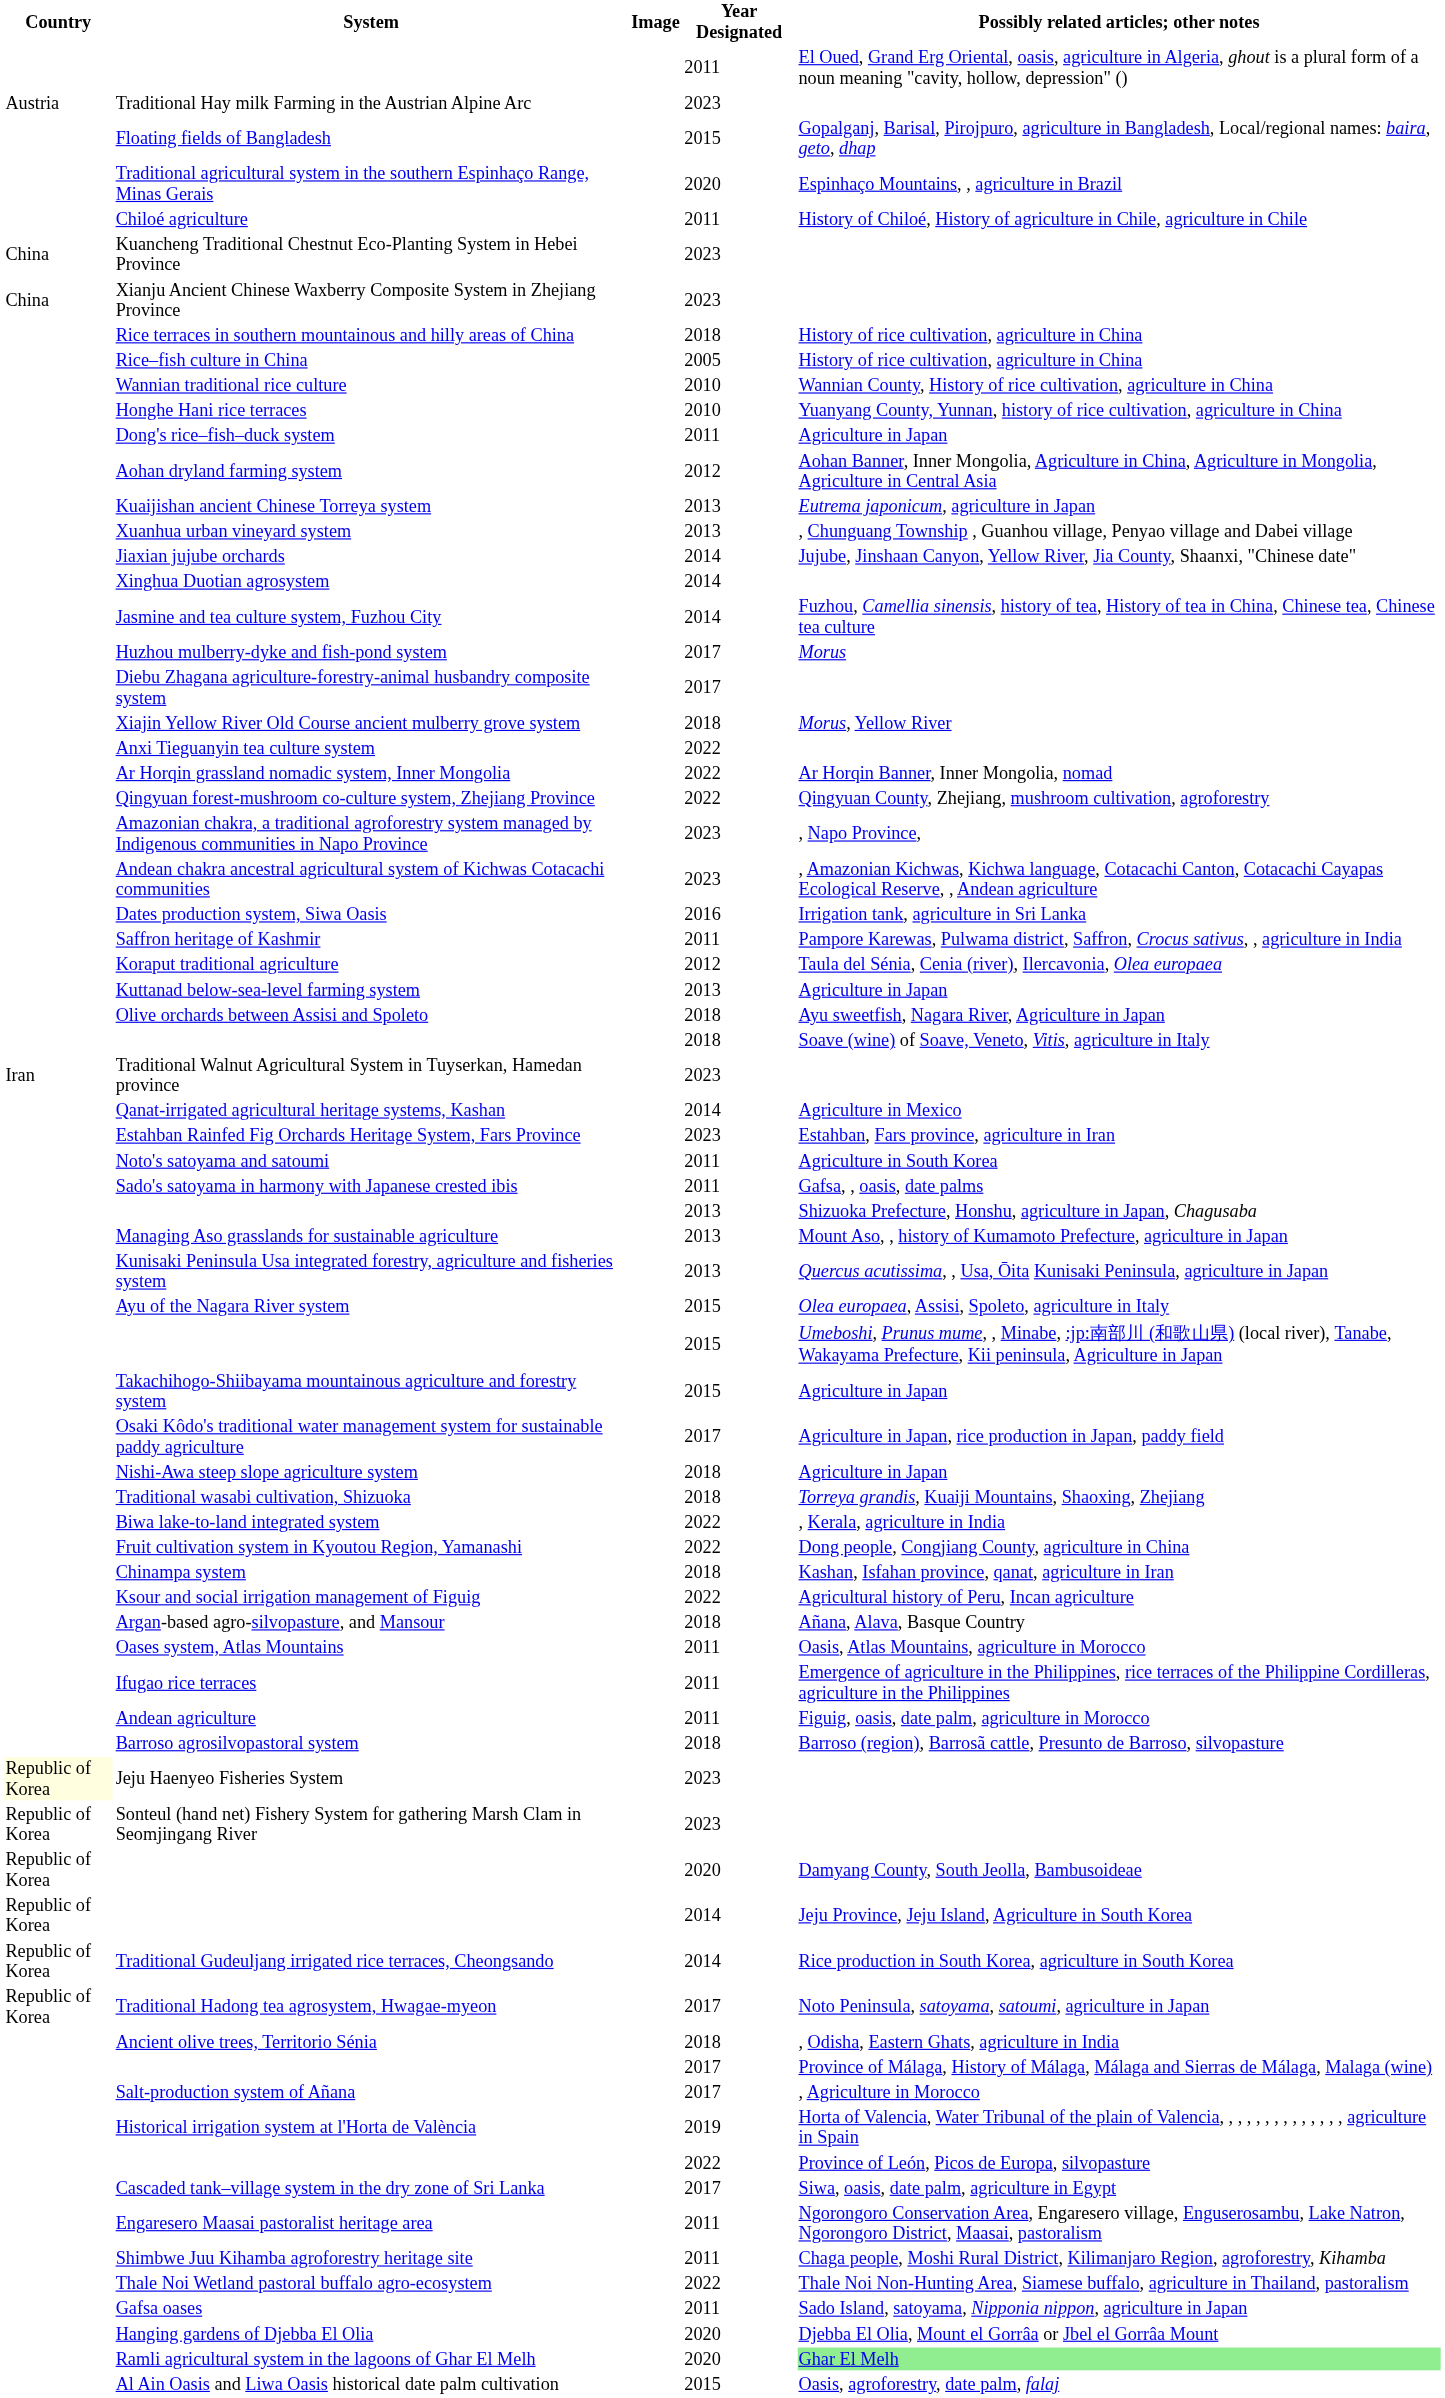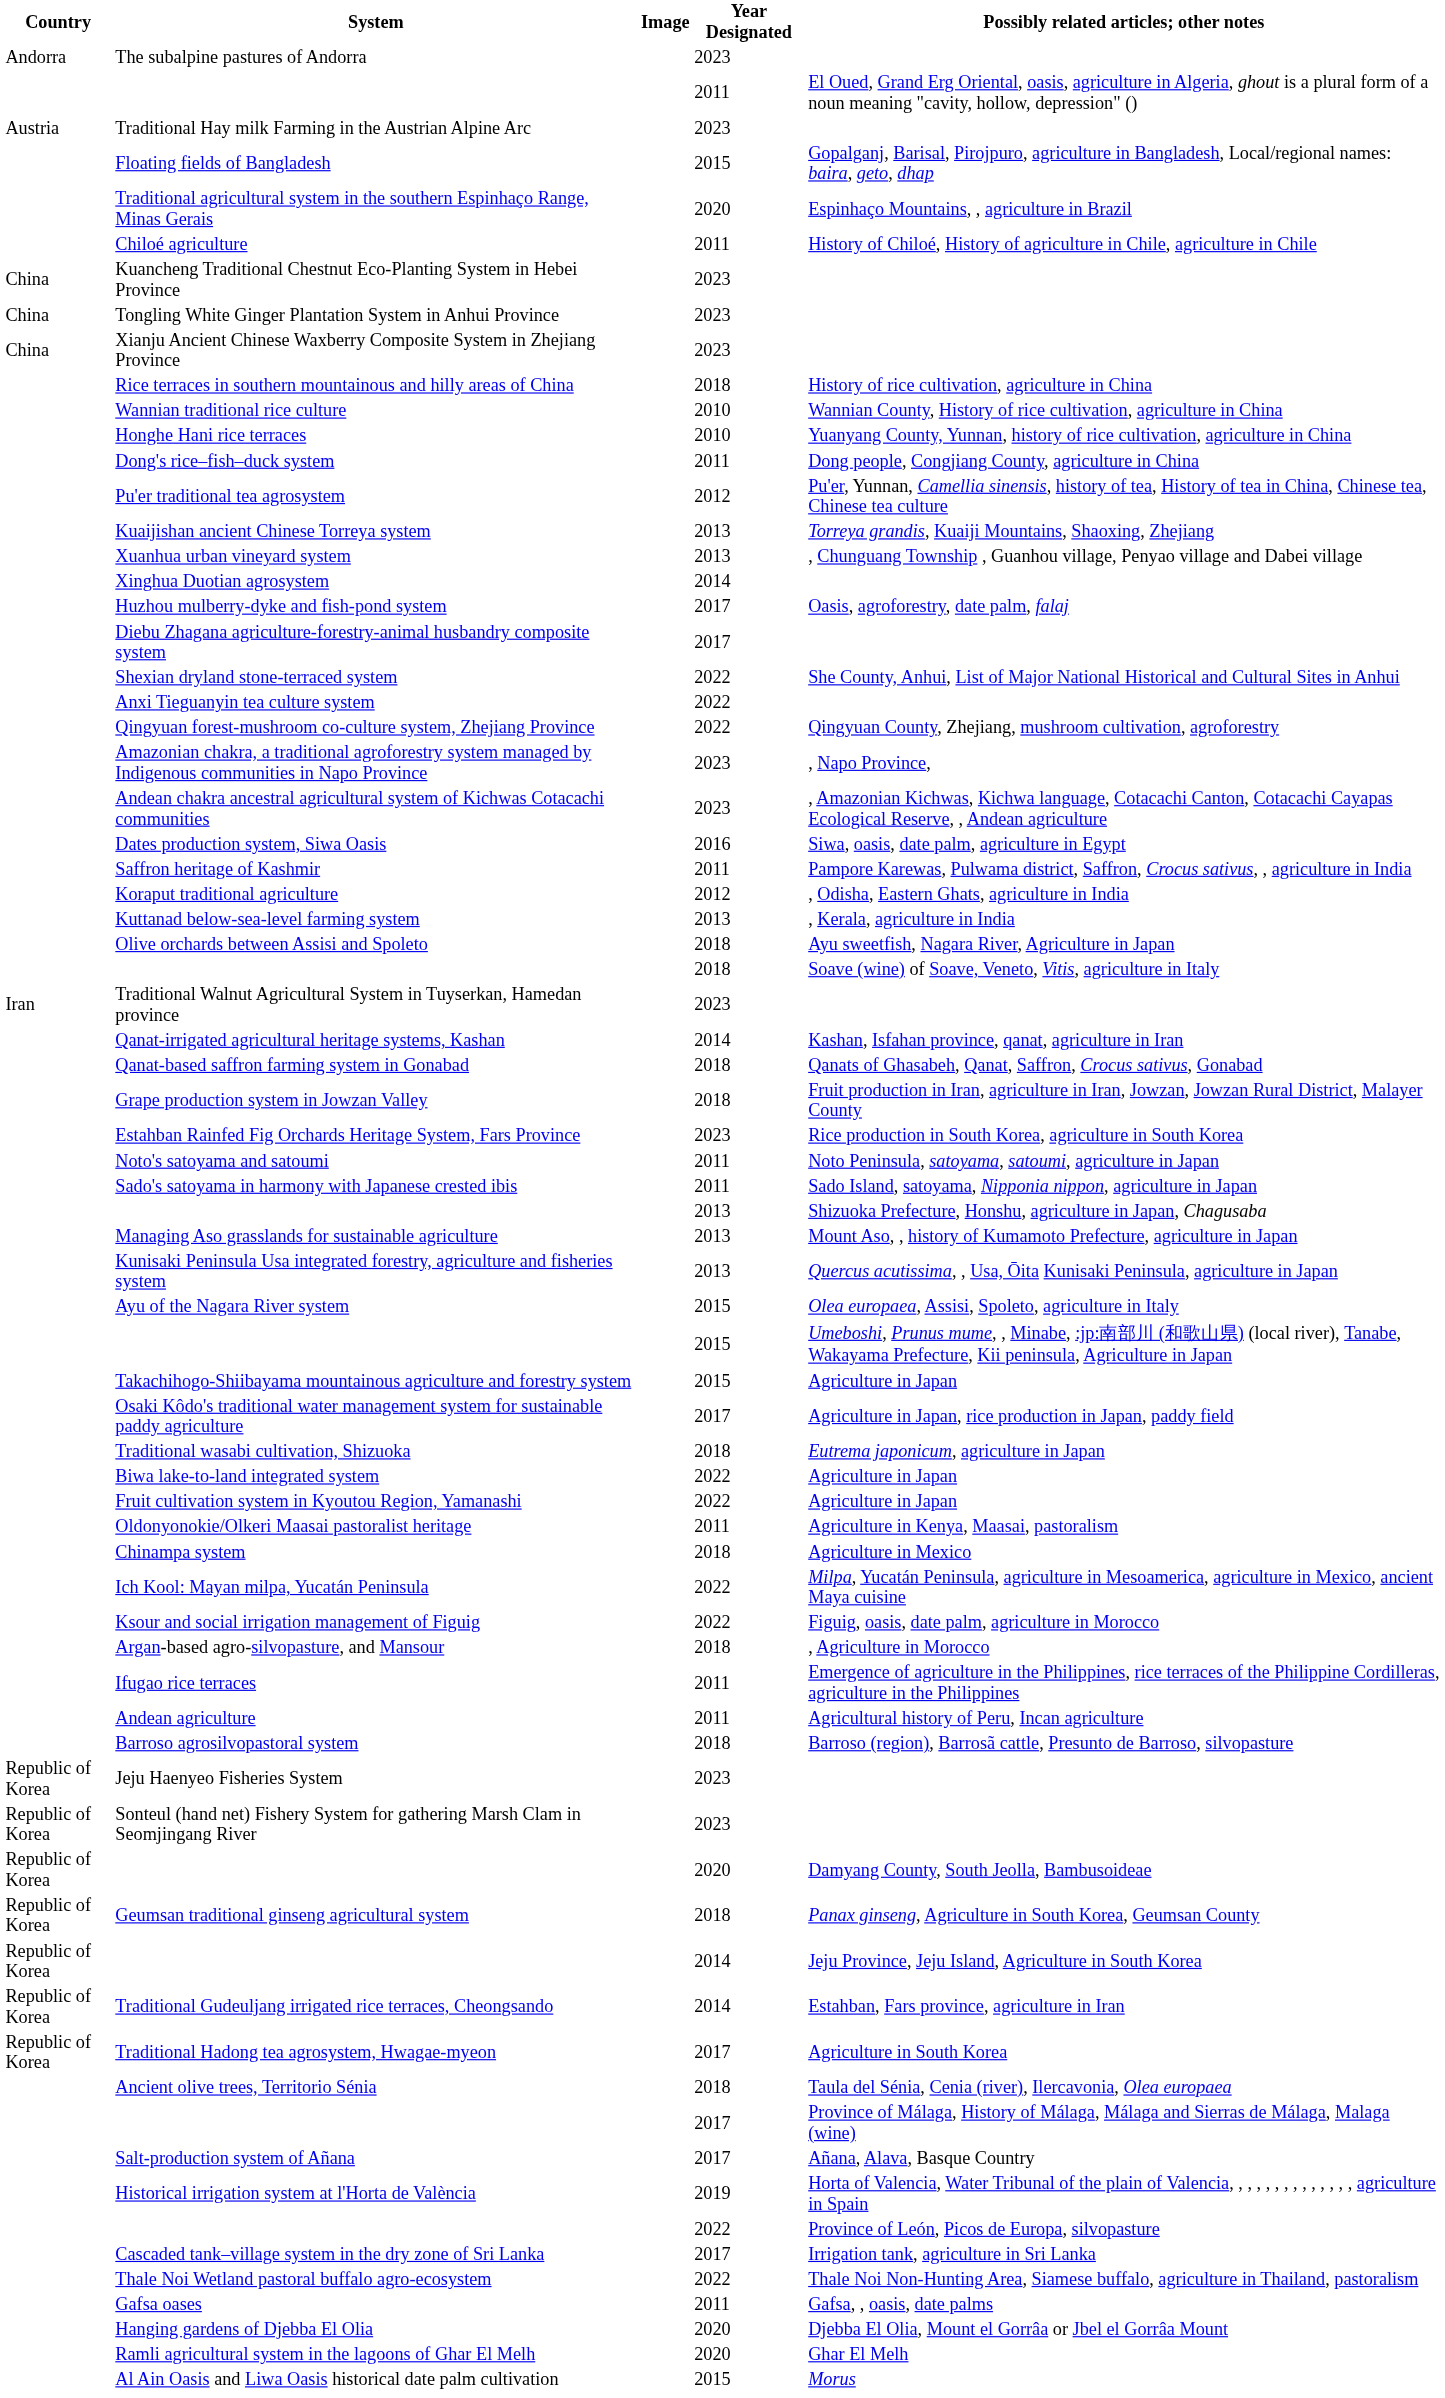+ row: (241, 57)
+ row: (337, 314)
- row: (212, 360)
(873, 435) Agriculture in Japan -> (1004, 460) Dong people, Congjiang County, agriculture in China
+ row: (230, 496)
- row: (229, 471)
(947, 506) Eutrema japonicum, agriculture in Japan -> (1011, 531) Torreya grandis, Kuaiji Mountains, Shaoxing, Zhejiang
- row: (200, 556)
- row: (278, 616)
(822, 652) Morus -> (939, 606) Oasis, agroforestry, date palm, falaj
- row: (348, 722)
+ row: (256, 677)
- row: (313, 773)
(942, 914) Irrigation tank, agriculture in Sri Lanka -> (967, 843) Siwa, oasis, date palm, agriculture in Egypt
(1010, 964) Taula del Sénia, Cenia (river), Ilercavonia, Olea europaea -> (968, 893) , Odisha, Eastern Ghats, agriculture in India
(873, 989) Agriculture in Japan -> (911, 919) , Kerala, agriculture in India
(880, 1110) Agriculture in Mexico -> (996, 1039) Kashan, Isfahan province, qanat, agriculture in Iran
+ row: (292, 1064)
+ row: (271, 1100)
(957, 1135) Estahban, Fars province, agriculture in Iran -> (1026, 1135) Rice production in South Korea, agriculture in South Korea
(898, 1160) Agriculture in South Korea -> (1014, 1160) Noto Peninsula, satoyama, satoumi, agriculture in Japan
(891, 1185) Gafsa, , oasis, date palms -> (1033, 1185) Sado Island, satoyama, Nipponia nippon, agriculture in Japan
- row: (267, 1471)
(1002, 1497) Torreya grandis, Kuaiji Mountains, Shaoxing, Zhejiang -> (957, 1451) Eutrema japonicum, agriculture in Japan
(902, 1522) , Kerala, agriculture in India -> (883, 1476) Agriculture in Japan
(994, 1547) Dong people, Congjiang County, agriculture in China -> (883, 1501) Agriculture in Japan
+ row: (293, 1526)
(986, 1572) Kashan, Isfahan province, qanat, agriculture in Iran -> (890, 1551) Agriculture in Mexico
+ row: (272, 1587)
(966, 1597) Agricultural history of Peru, Incan agriculture -> (984, 1622) Figuig, oasis, date palm, agriculture in Morocco
(912, 1622) Añana, Alava, Basque Country -> (899, 1647) , Agriculture in Morocco
- row: (230, 1647)
(974, 1718) Figuig, oasis, date palm, agriculture in Morocco -> (976, 1718) Agricultural history of Peru, Incan agriculture
(48, 1778) lightyellow background -> (48, 1778) no background
+ row: (292, 1915)
(1016, 1961) Rice production in South Korea, agriculture in South Korea -> (966, 2006) Estahban, Fars province, agriculture in Iran
(1004, 2006) Noto Peninsula, satoyama, satoumi, agriculture in Japan -> (908, 2052) Agriculture in South Korea
(959, 2041) , Odisha, Eastern Ghats, agriculture in India -> (1020, 2087) Taula del Sénia, Cenia (river), Ilercavonia, Olea europaea
(889, 2092) , Agriculture in Morocco -> (921, 2158) Añana, Alava, Basque Country
(957, 2187) Siwa, oasis, date palm, agriculture in Egypt -> (952, 2253) Irrigation tank, agriculture in Sri Lanka
- row: (274, 2223)
- row: (294, 2258)
(1023, 2308) Sado Island, satoyama, Nipponia nippon, agriculture in Japan -> (901, 2304) Gafsa, , oasis, date palms
(849, 2358) lightgreen background -> (858, 2354) no background
(929, 2383) Oasis, agroforestry, date palm, falaj -> (832, 2379) Morus
